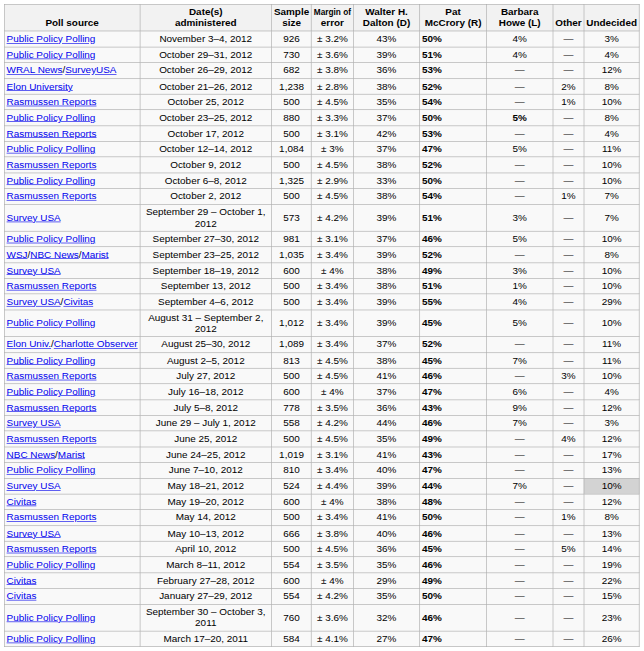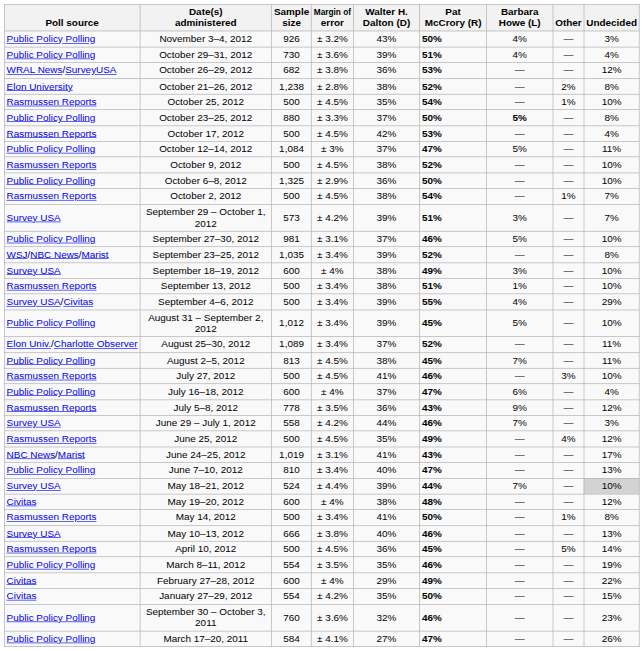(332, 133) ± 3.1% -> (332, 133) ± 4.5%
(387, 180) 33% -> (387, 180) 36%
